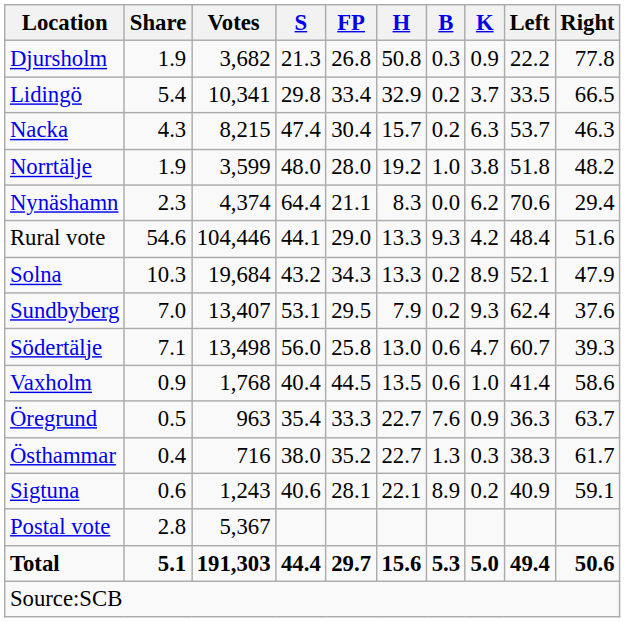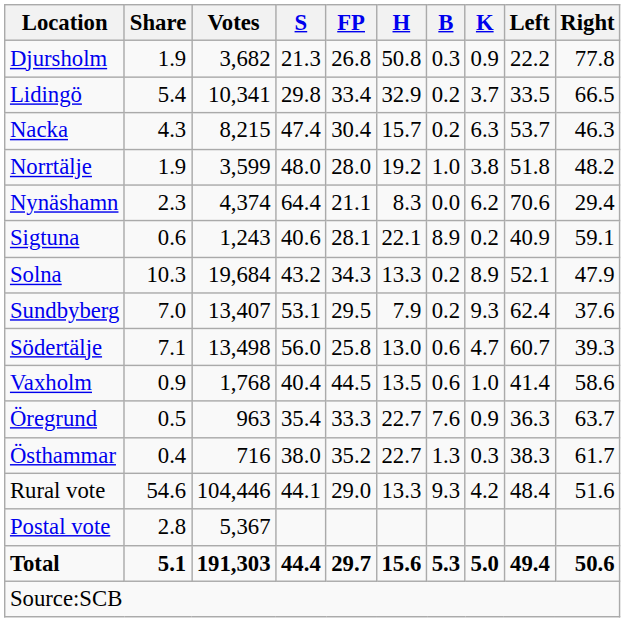rows swapped: (45, 490) <-> (58, 238)
